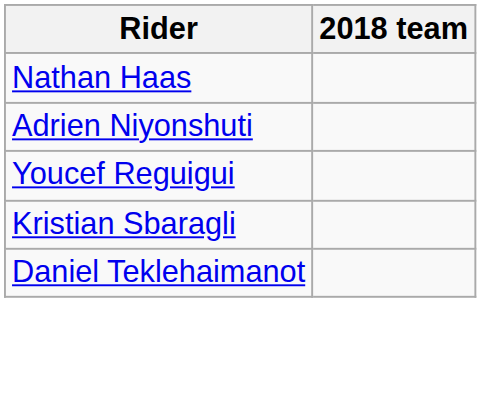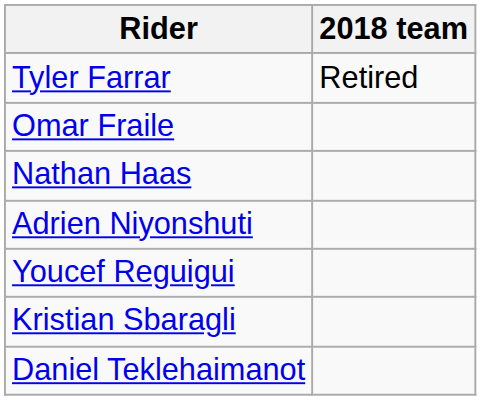+ row: (91, 77)
+ row: (93, 126)
